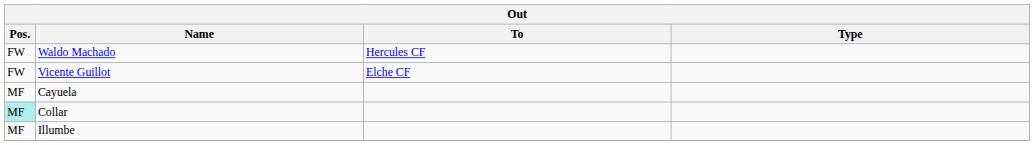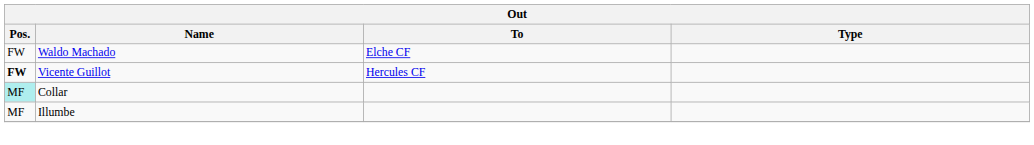(396, 53) Hercules CF -> (388, 53) Elche CF
(16, 73) normal -> (17, 73) bold
(388, 73) Elche CF -> (396, 73) Hercules CF
- row: (57, 92)
